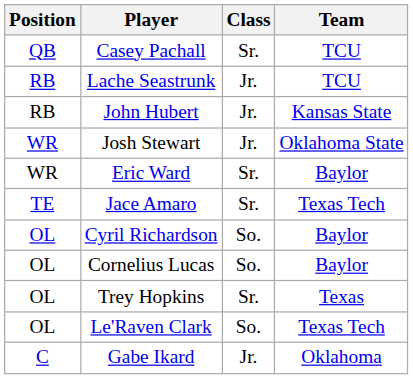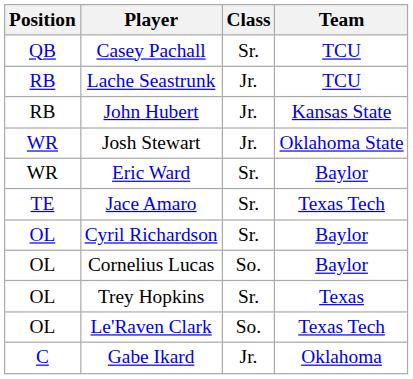(248, 234) So. -> (248, 234) Sr.
